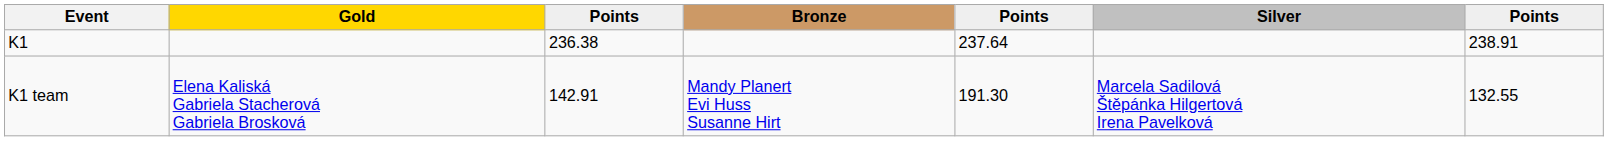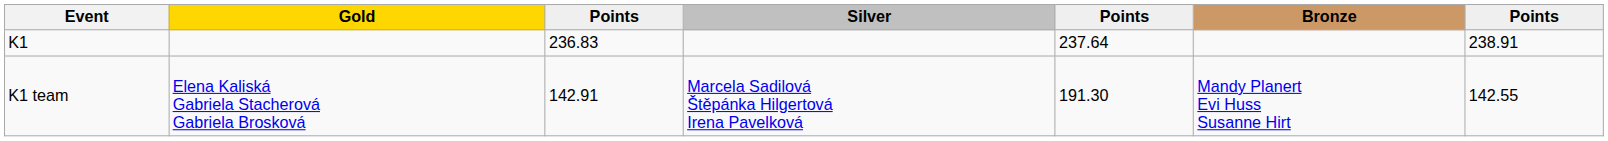columns swapped: (1279, 17) <-> (819, 17)
(574, 42) 236.38 -> (574, 42) 236.83
(1493, 95) 132.55 -> (1493, 95) 142.55
